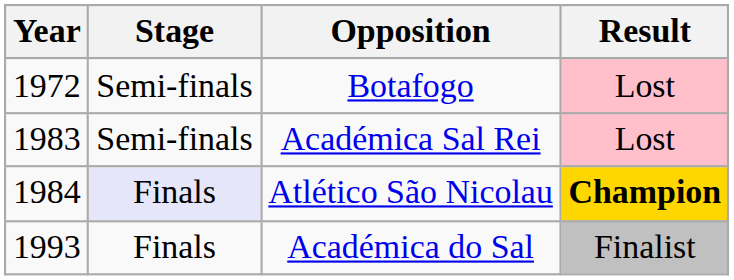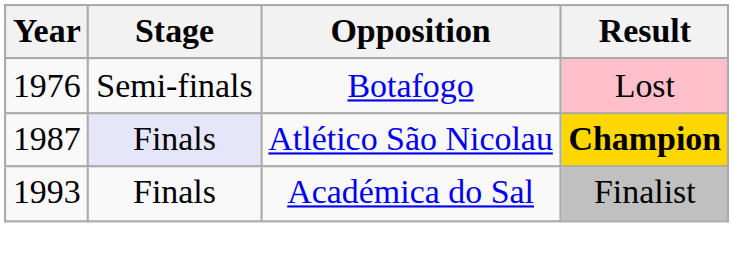(47, 85) 1972 -> (47, 85) 1976
- row: (411, 138)
(47, 192) 1984 -> (47, 138) 1987
